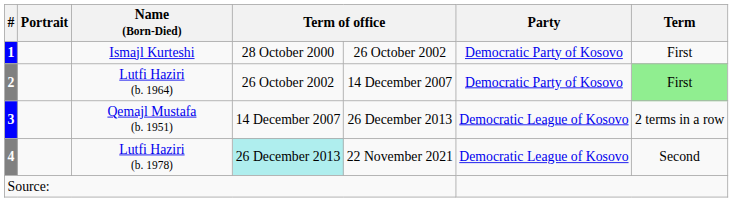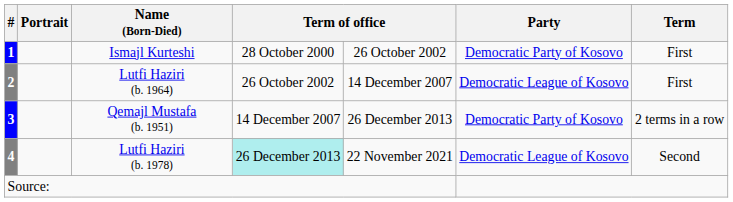(544, 82) Democratic Party of Kosovo -> (544, 82) Democratic League of Kosovo
(680, 82) lightgreen background -> (680, 82) no background
(544, 119) Democratic League of Kosovo -> (544, 119) Democratic Party of Kosovo
